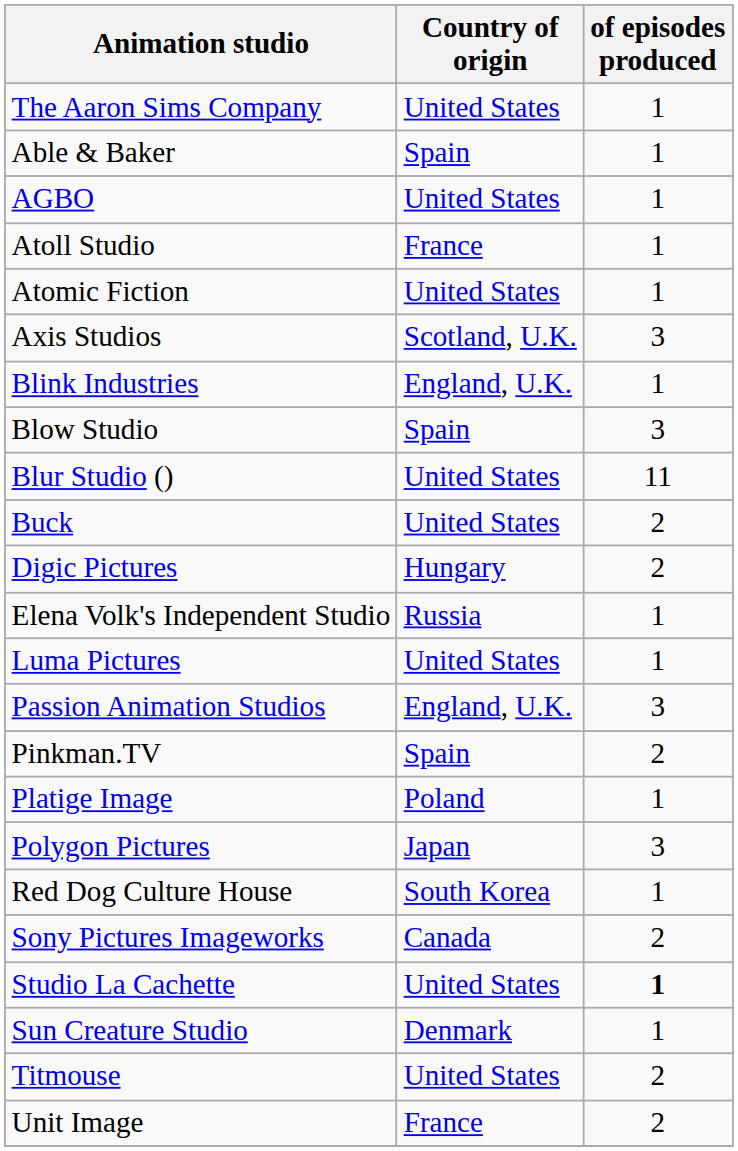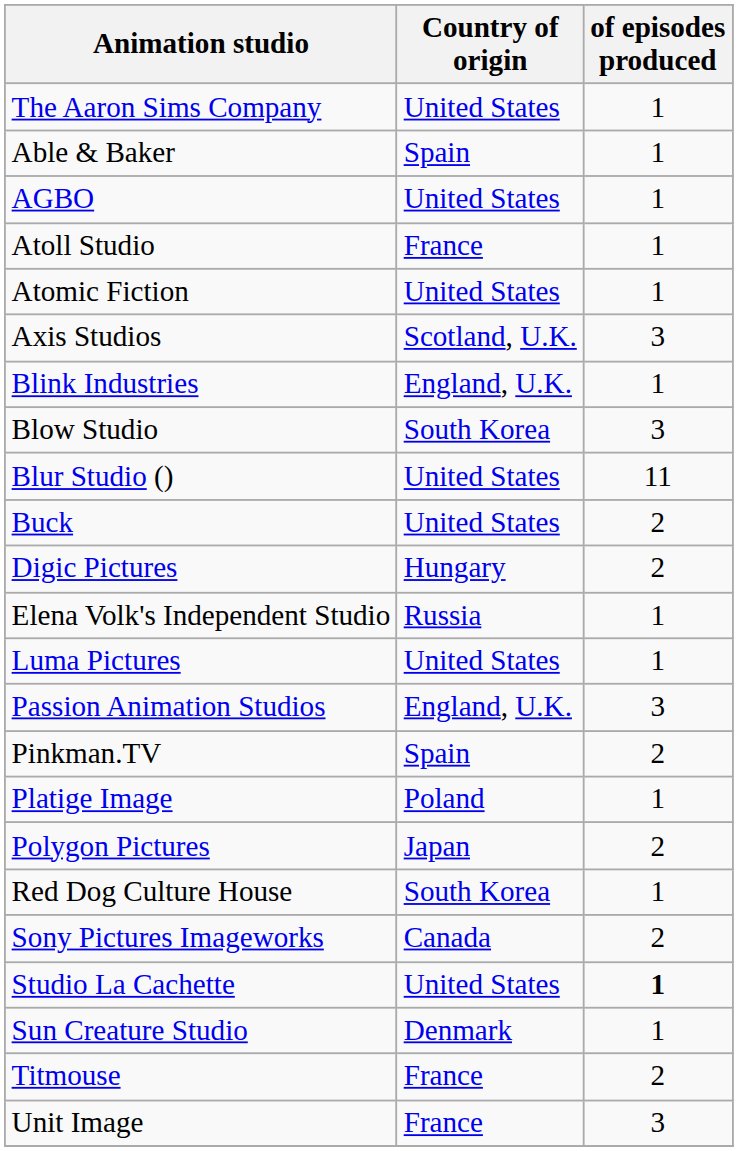(437, 429) Spain -> (477, 429) South Korea
(658, 845) 3 -> (658, 845) 2
(482, 1076) United States -> (443, 1076) France
(658, 1122) 2 -> (658, 1122) 3
